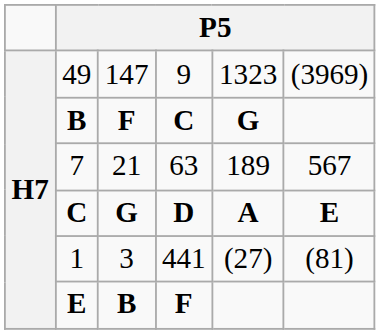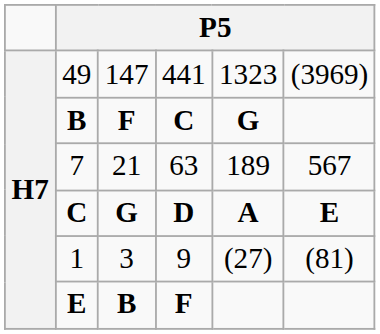(184, 73) 9 -> (184, 73) 441
(184, 258) 441 -> (184, 258) 9
